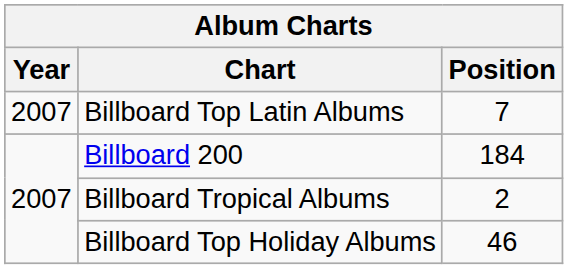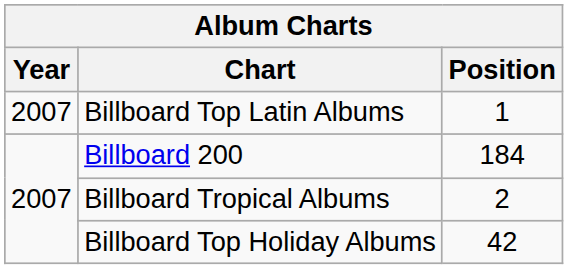(502, 112) 7 -> (502, 112) 1
(502, 241) 46 -> (502, 241) 42
